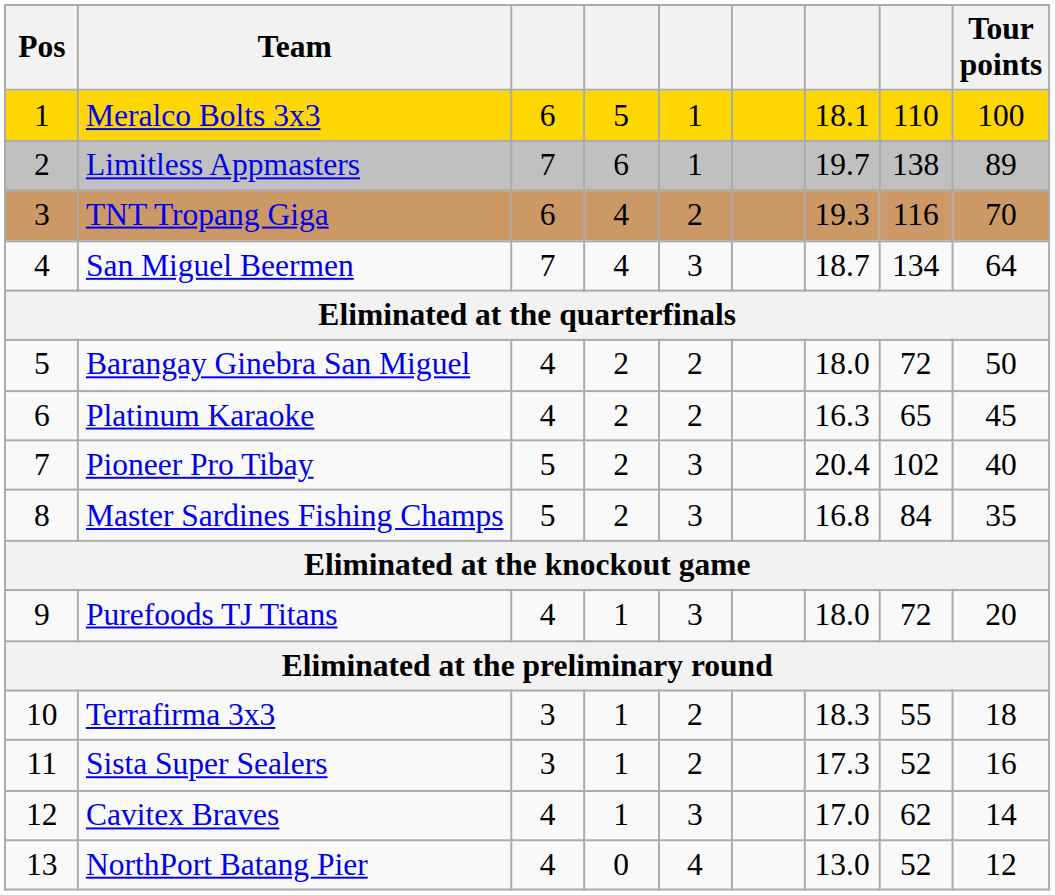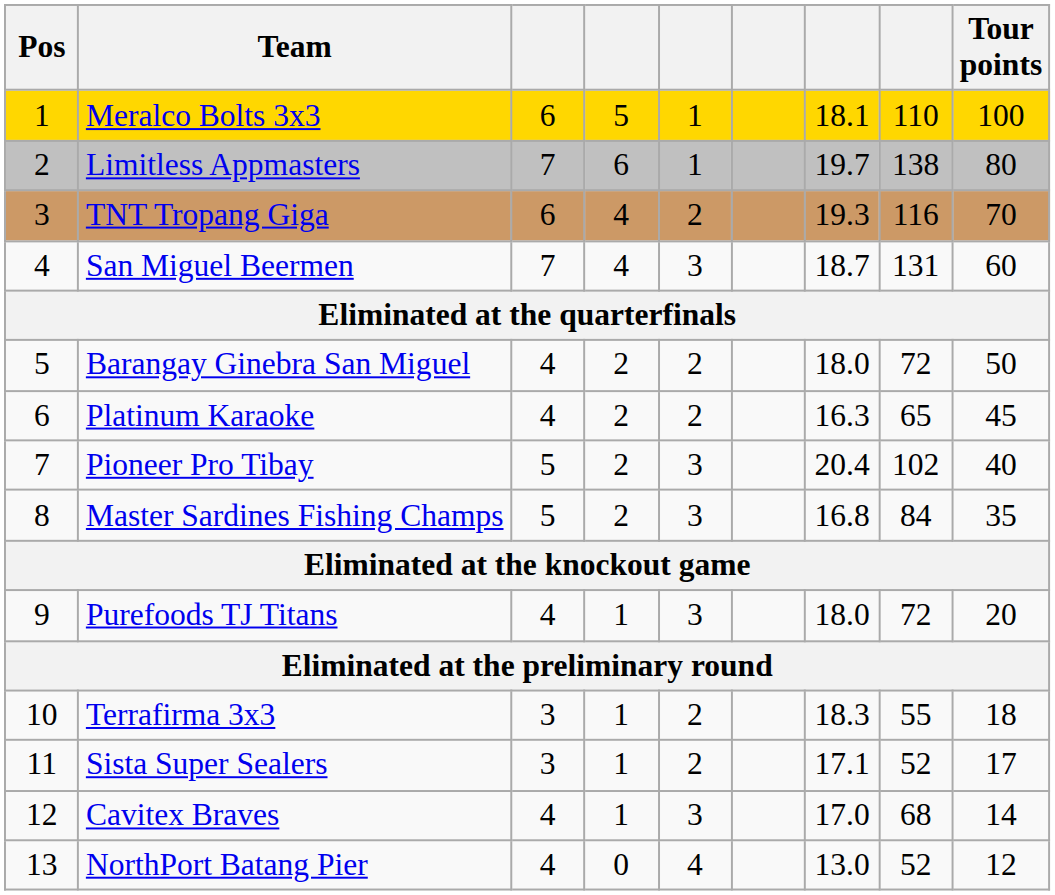(1001, 164) 89 -> (1001, 164) 80
(916, 264) 134 -> (916, 264) 131
(1001, 264) 64 -> (1001, 264) 60
(842, 764) 17.3 -> (842, 764) 17.1
(1001, 764) 16 -> (1001, 764) 17
(916, 814) 62 -> (916, 814) 68
